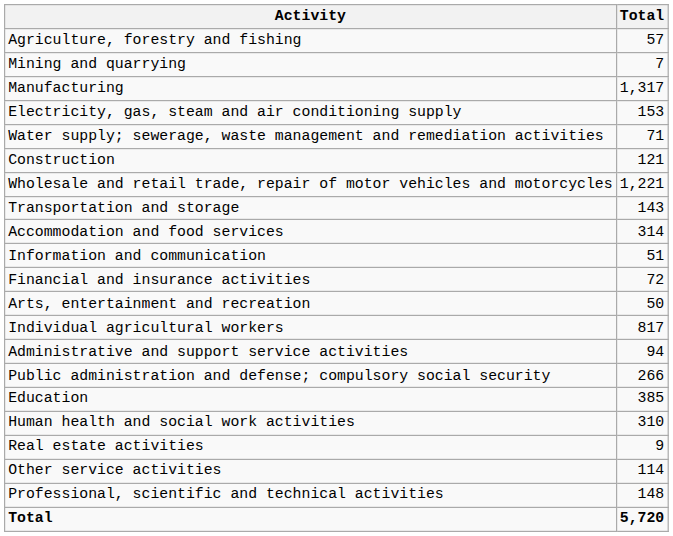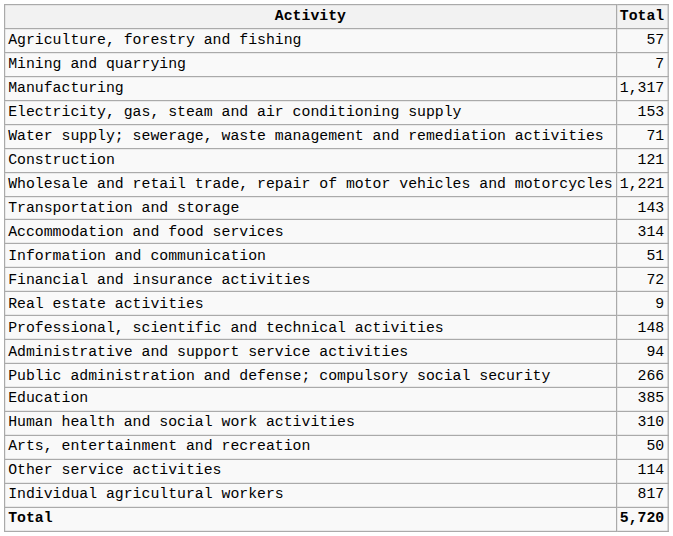rows swapped: (106, 448) <-> (159, 304)
rows swapped: (226, 495) <-> (146, 328)
